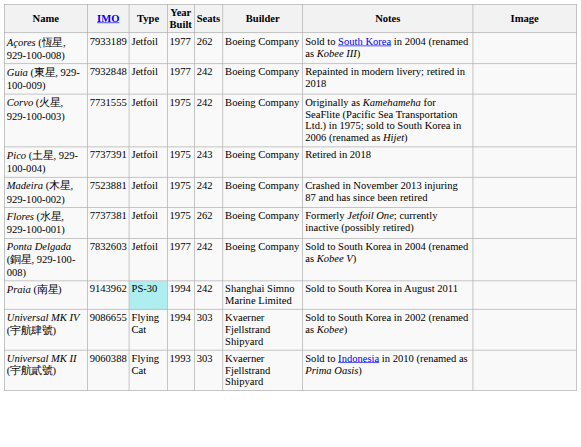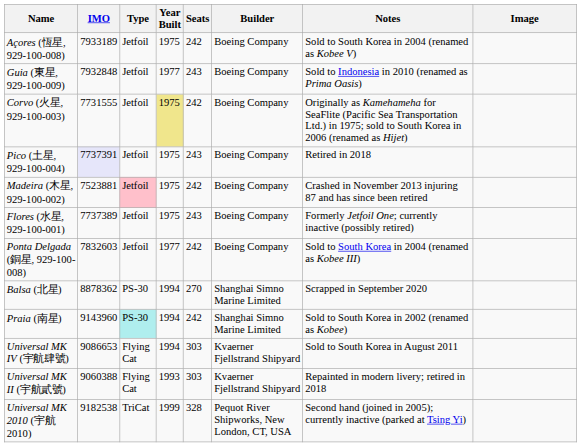(180, 41) 1977 -> (169, 41) 1975
(205, 41) 262 -> (194, 41) 242
(387, 47) Sold to South Korea in 2004 (renamed as Kobee III) -> (387, 47) Sold to South Korea in 2004 (renamed as Kobee V)
(205, 72) 242 -> (194, 72) 243
(385, 78) Repainted in modern livery; retired in 2018 -> (386, 78) Sold to Indonesia in 2010 (renamed as Prima Oasis)
(180, 102) no background -> (169, 102) khaki background
(108, 155) no background -> (99, 155) lavender background
(145, 185) no background -> (135, 185) pink background
(108, 216) 7737381 -> (99, 216) 7737389
(205, 216) 262 -> (194, 216) 243
(387, 252) Sold to South Korea in 2004 (renamed as Kobee V) -> (387, 252) Sold to South Korea in 2004 (renamed as Kobee III)
+ row: (34, 290)
(108, 289) 9143962 -> (99, 318) 9143960
(382, 289) Sold to South Korea in August 2011 -> (387, 323) Sold to South Korea in 2002 (renamed as Kobee)
(108, 318) 9086655 -> (99, 346) 9086653
(387, 323) Sold to South Korea in 2002 (renamed as Kobee) -> (382, 346) Sold to South Korea in August 2011
(386, 364) Sold to Indonesia in 2010 (renamed as Prima Oasis) -> (385, 383) Repainted in modern livery; retired in 2018
+ row: (37, 420)
